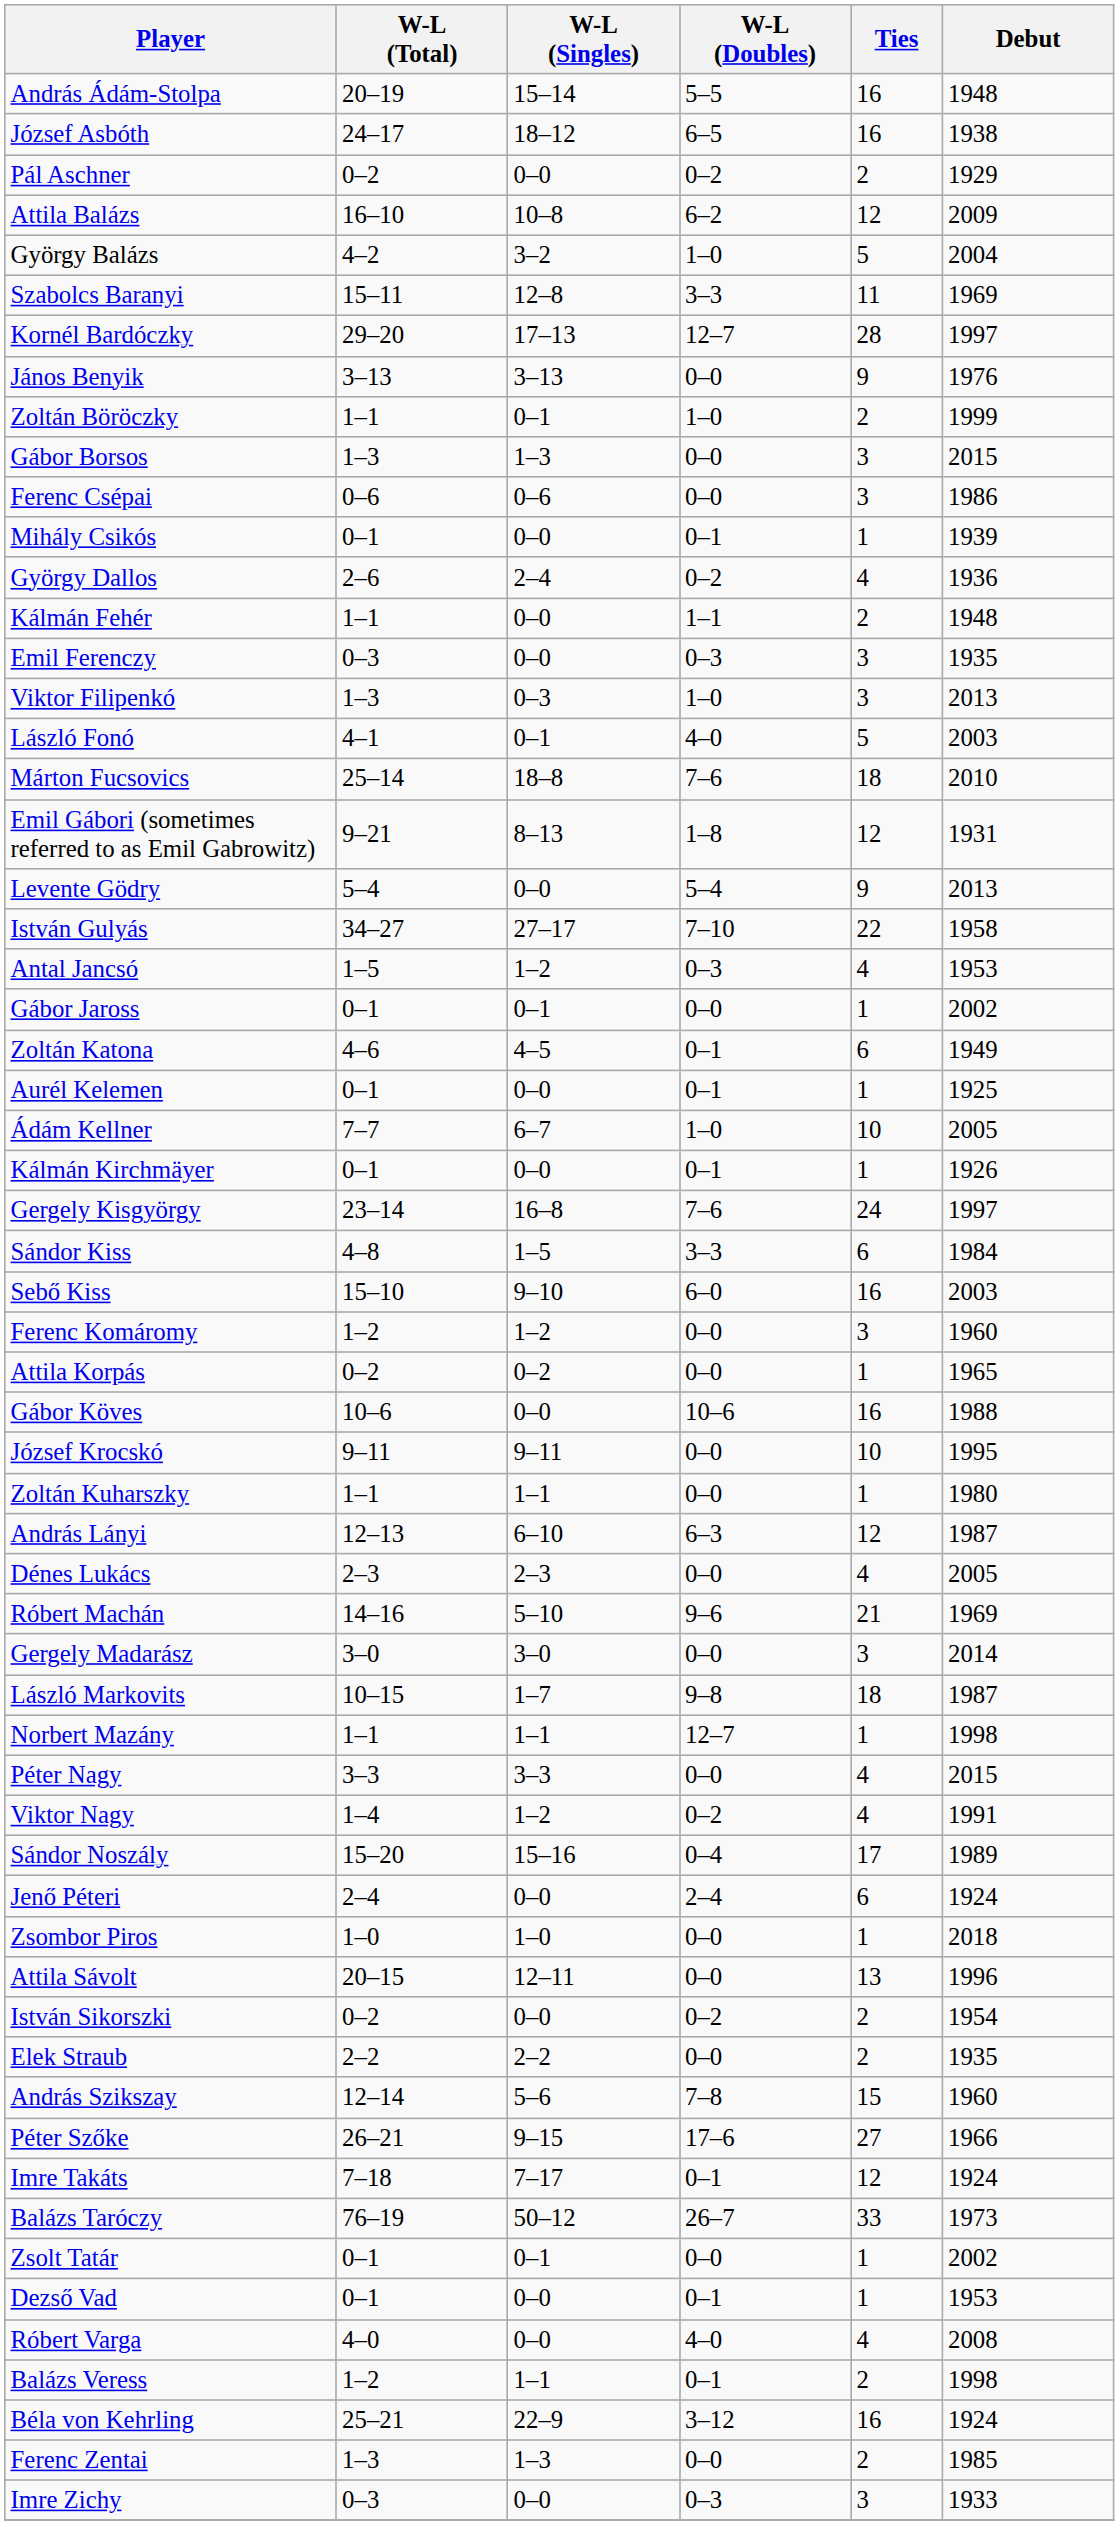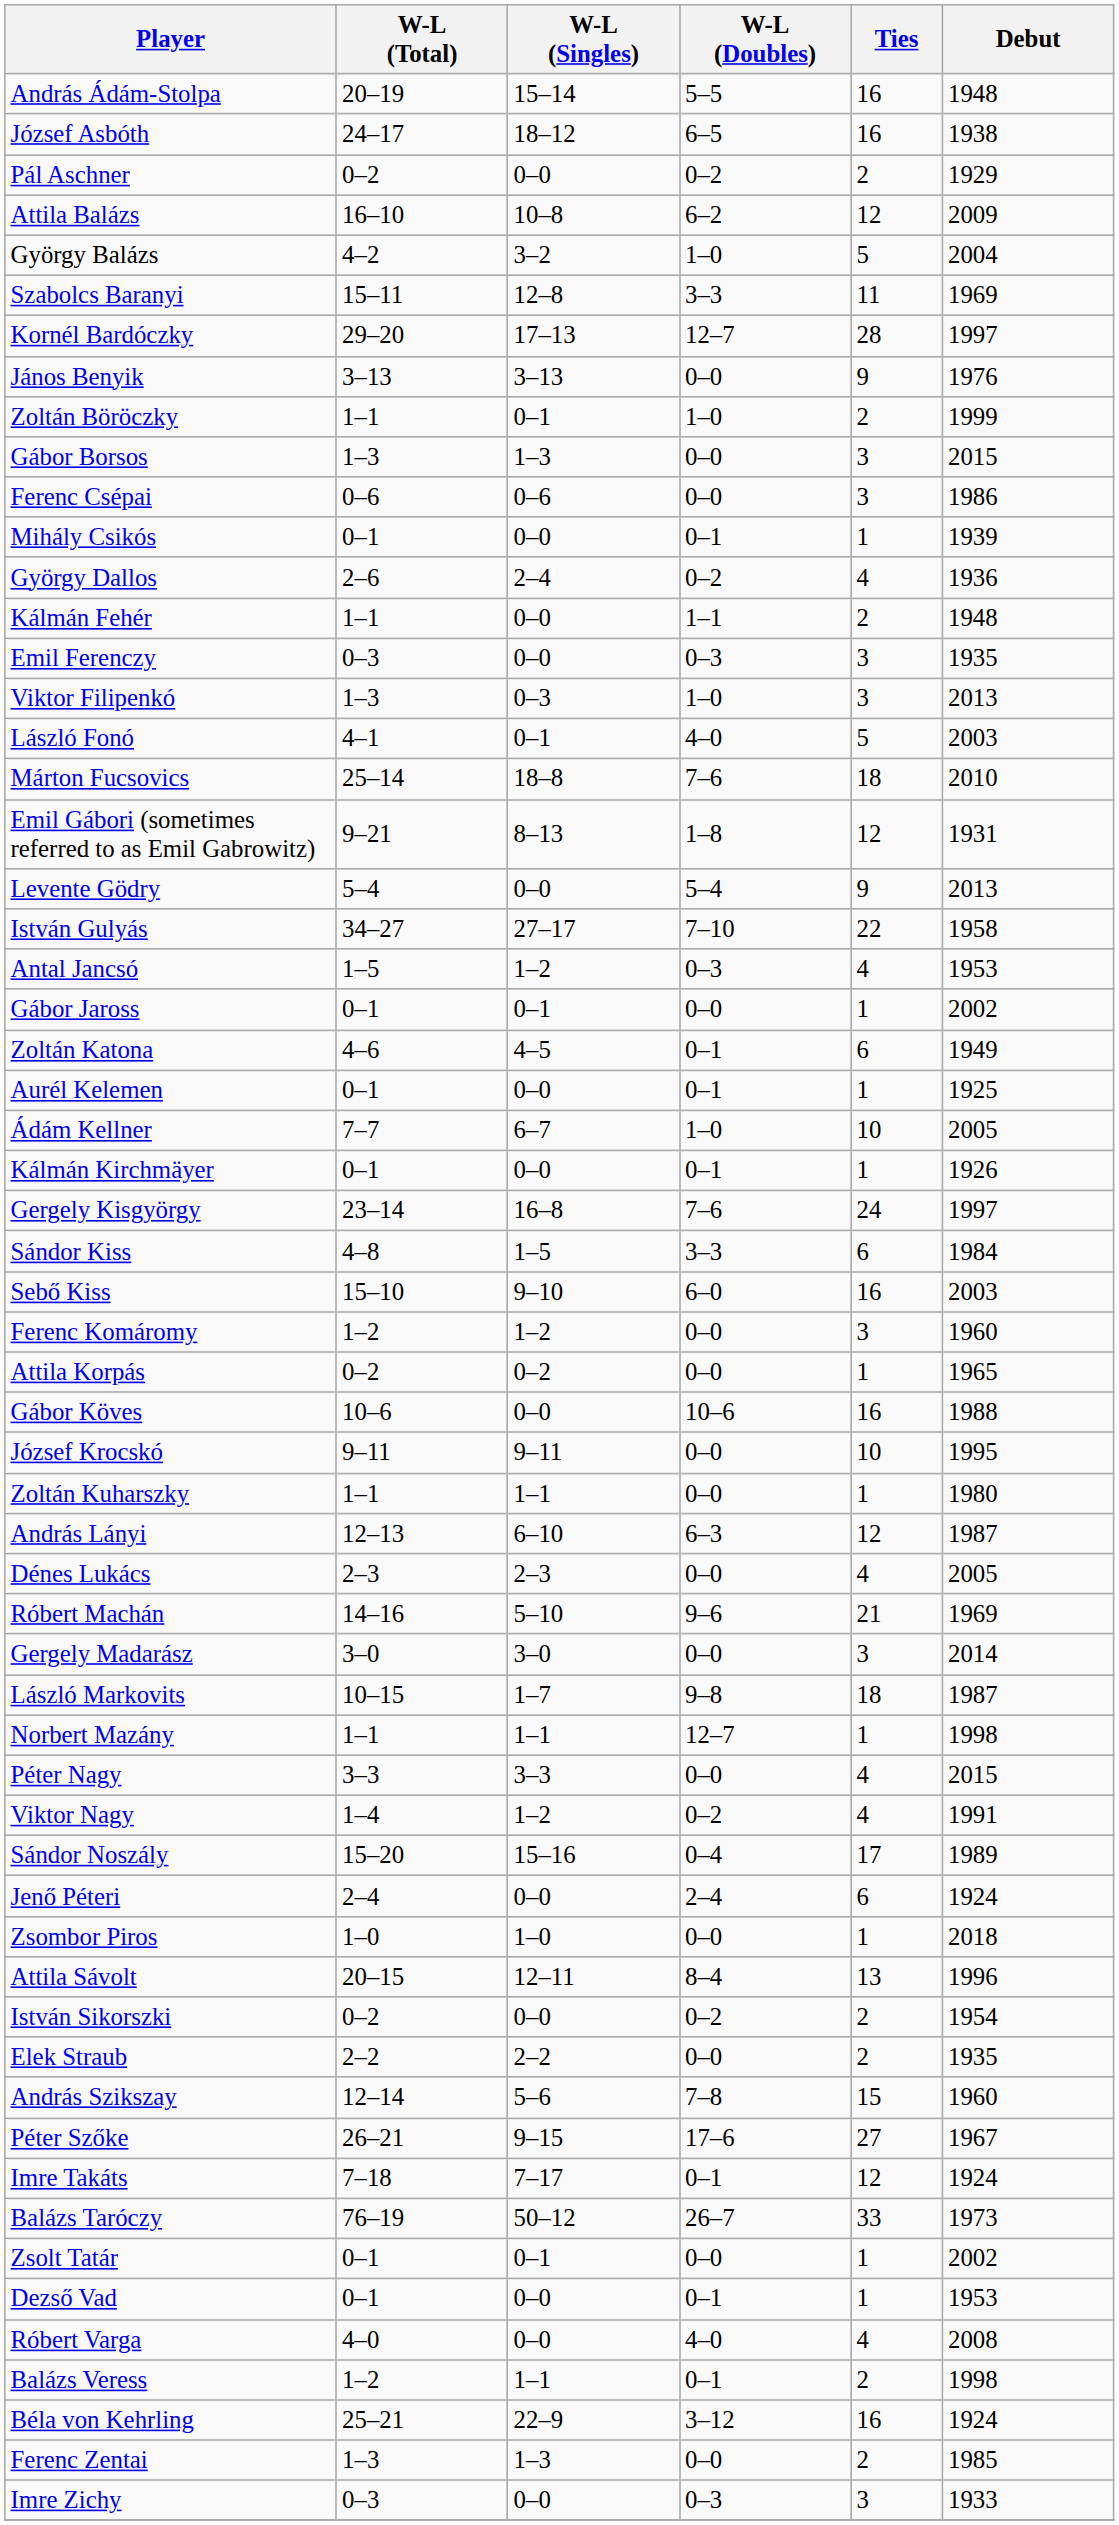(704, 1975) 0–0 -> (704, 1975) 8–4
(973, 2137) 1966 -> (973, 2137) 1967
